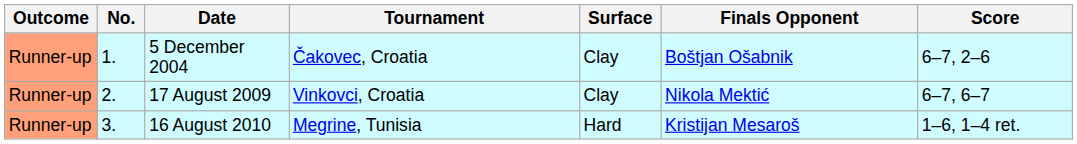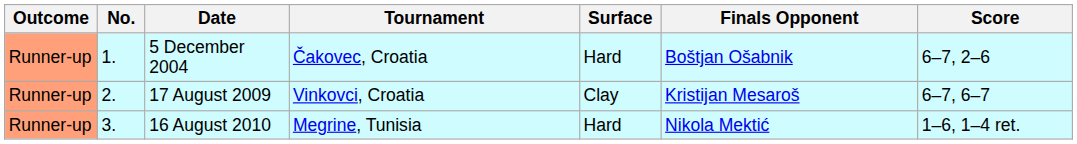(601, 56) Clay -> (603, 56) Hard
(717, 95) Nikola Mektić -> (732, 95) Kristijan Mesaroš
(732, 123) Kristijan Mesaroš -> (717, 123) Nikola Mektić
